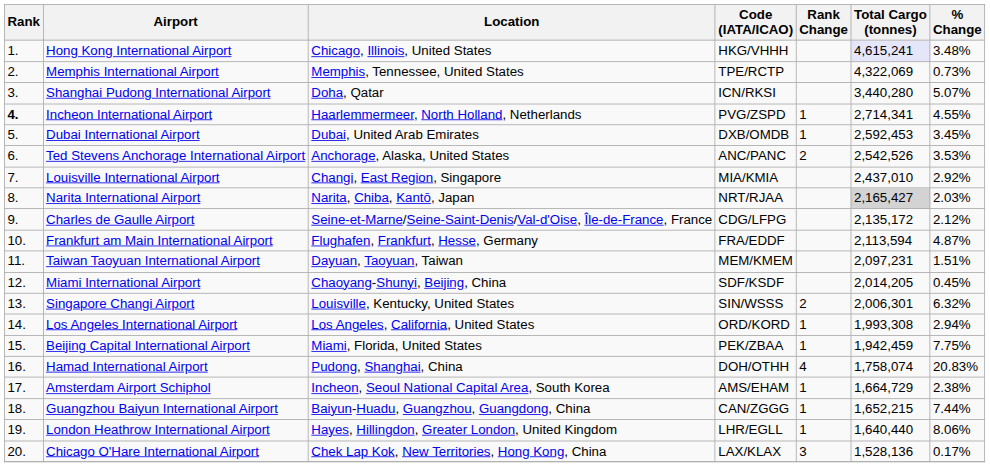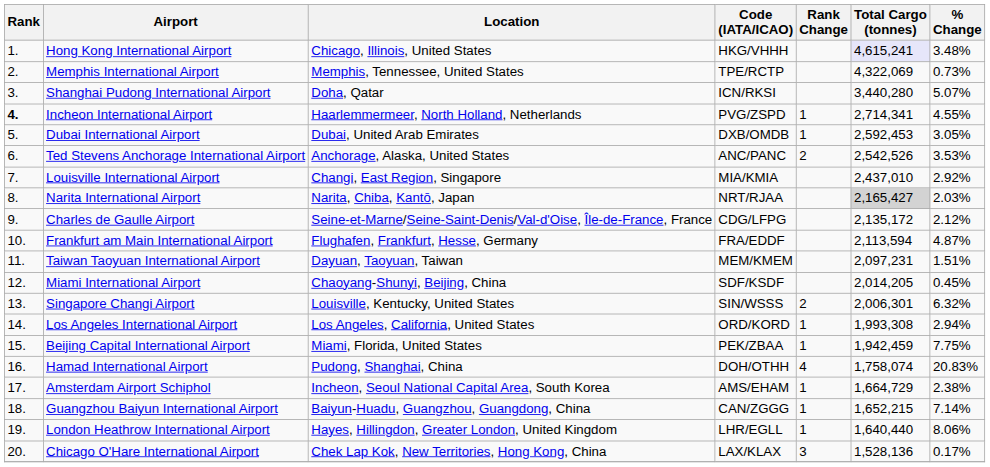(952, 135) 3.45% -> (952, 135) 3.05%
(952, 409) 7.44% -> (952, 409) 7.14%
